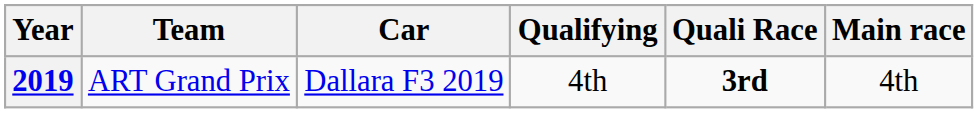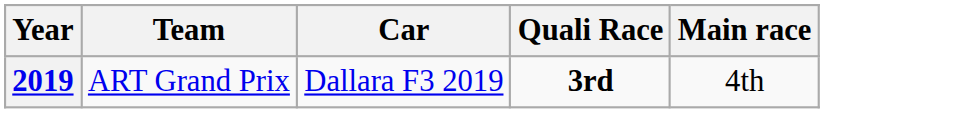- column: (588, 30)
